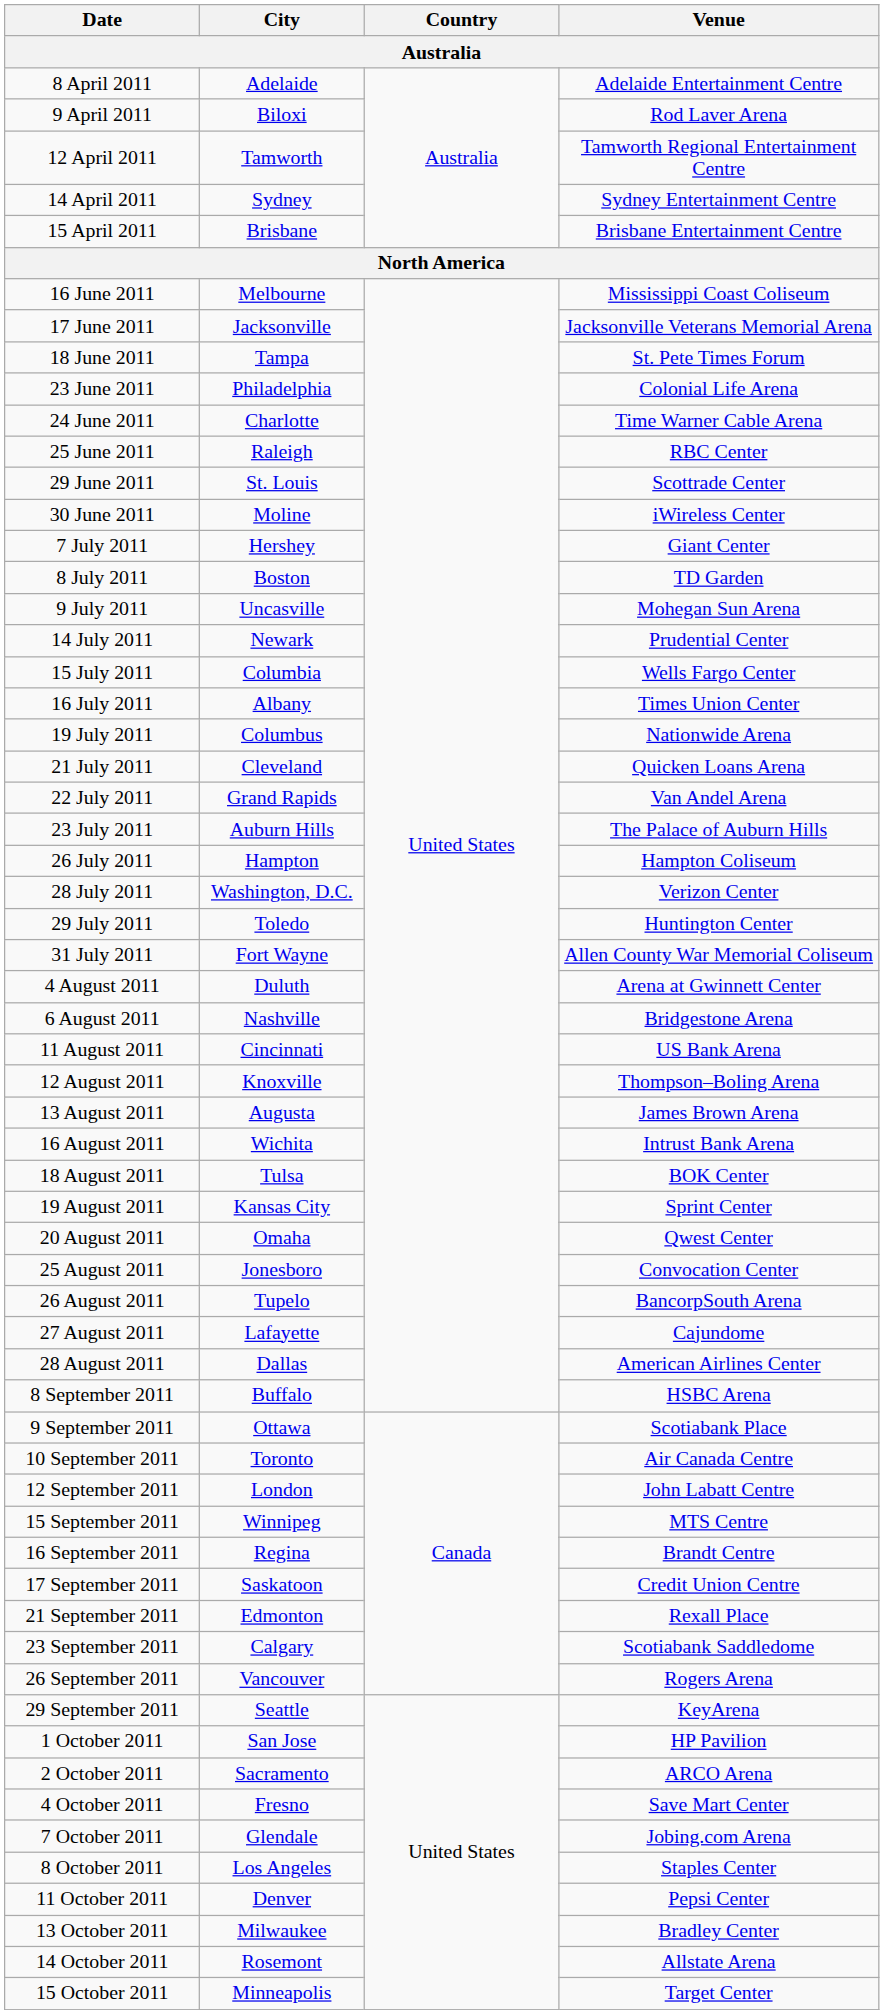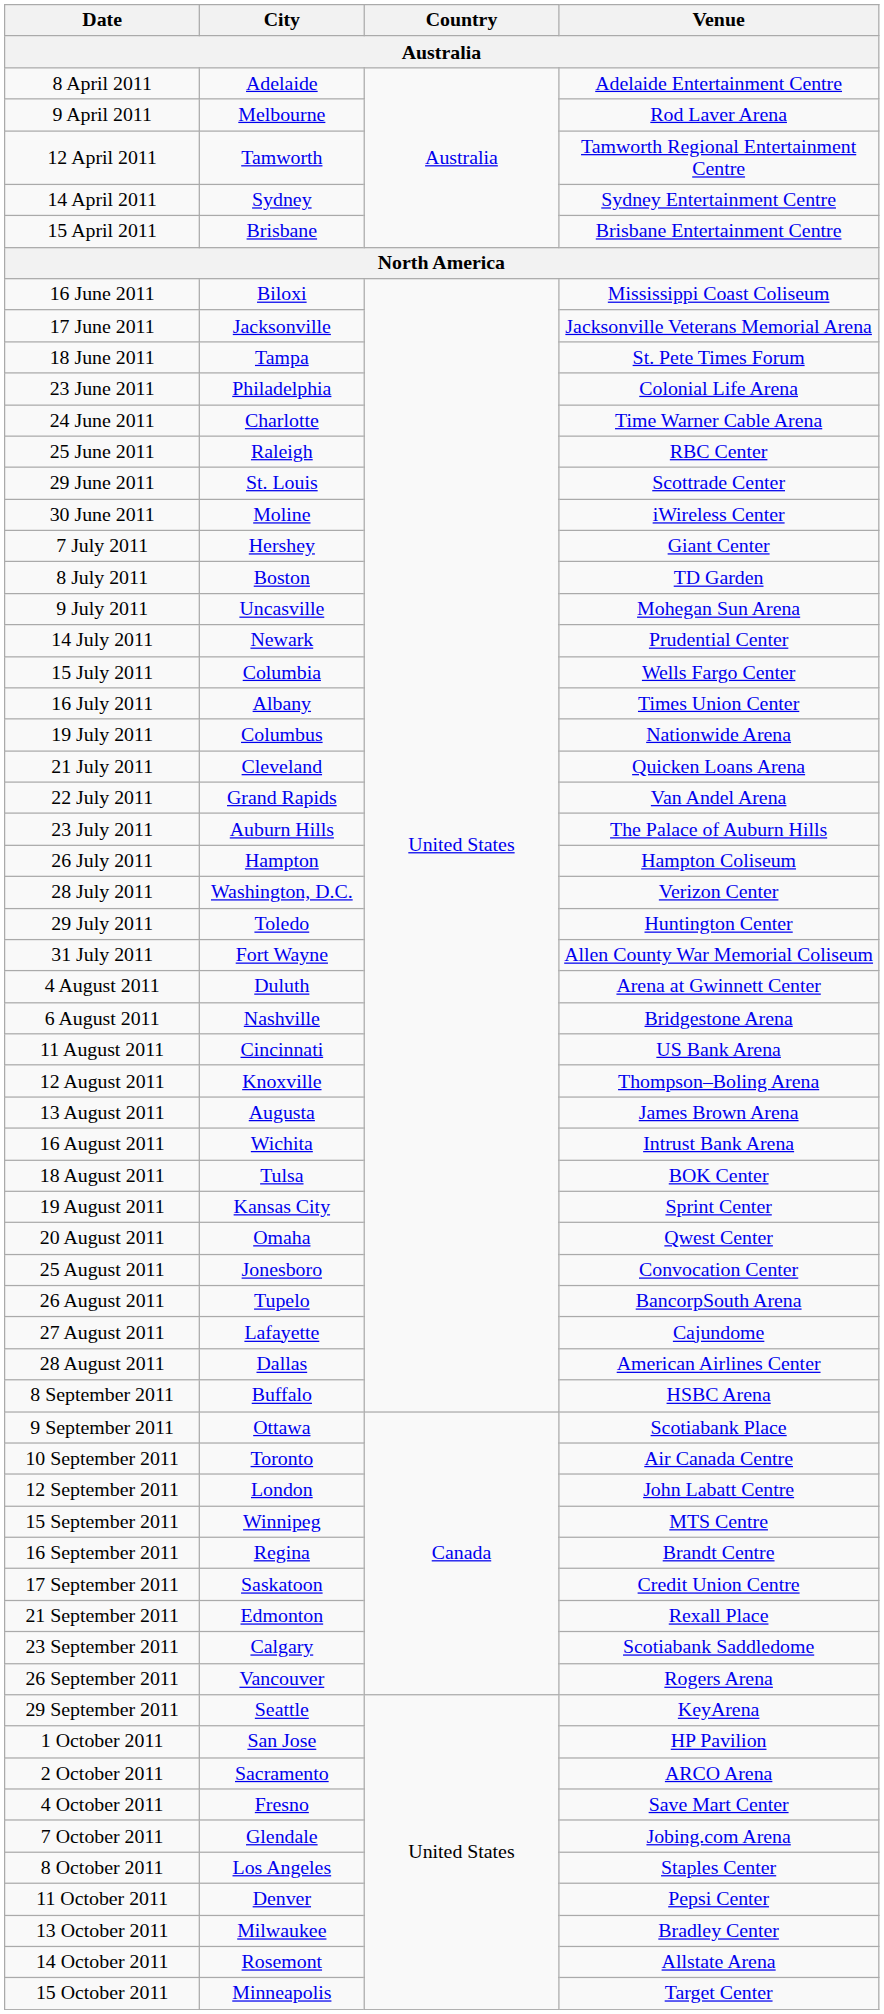(282, 114) Biloxi -> (282, 114) Melbourne
(282, 294) Melbourne -> (282, 294) Biloxi
